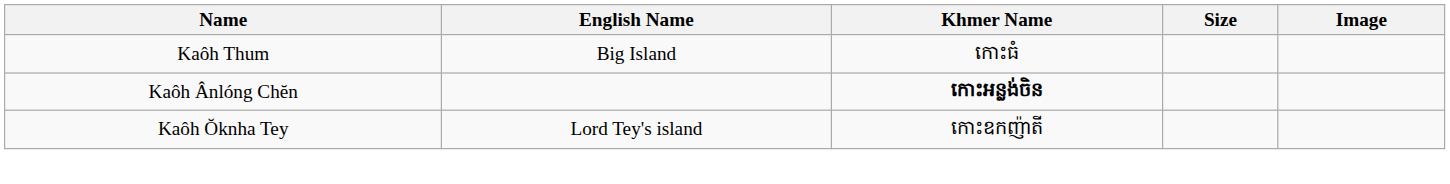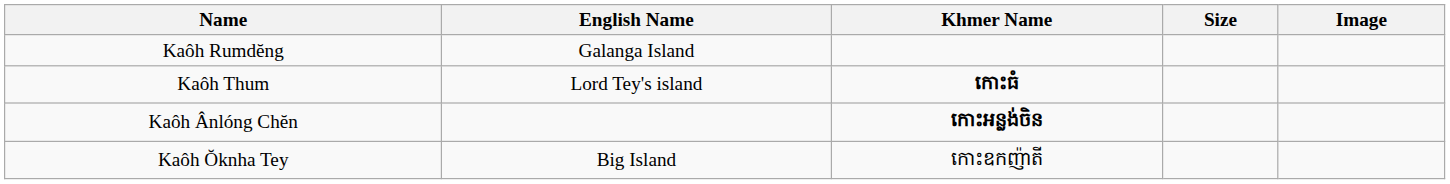+ row: (223, 50)
(636, 53) Big Island -> (636, 84) Lord Tey's island
(997, 52) normal -> (997, 83) bold
(636, 129) Lord Tey's island -> (636, 159) Big Island
